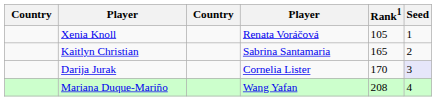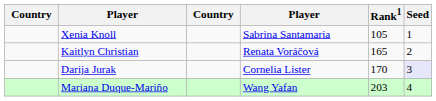(281, 34) Renata Voráčová -> (287, 34) Sabrina Santamaria
(287, 51) Sabrina Santamaria -> (281, 51) Renata Voráčová
(379, 87) 208 -> (379, 87) 203
